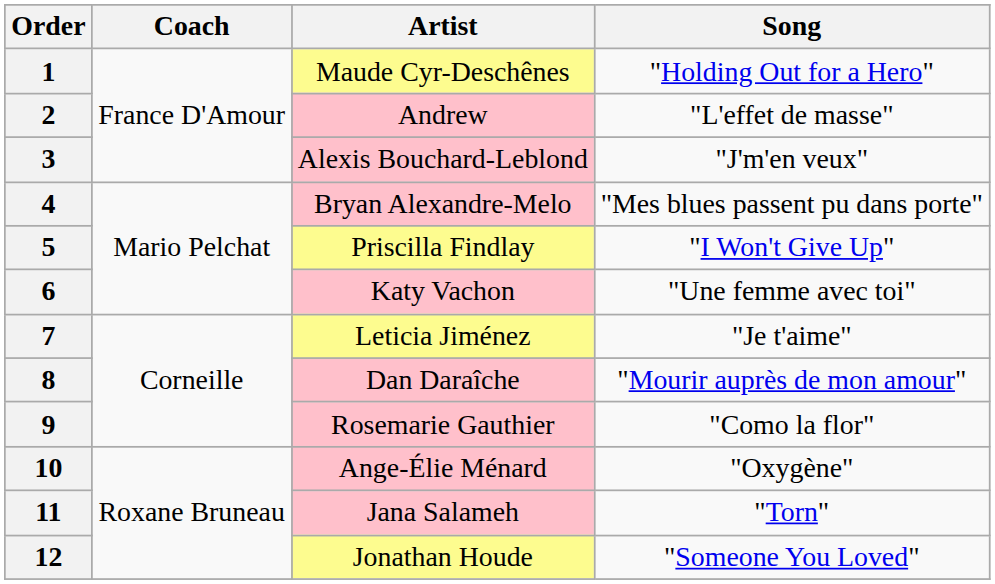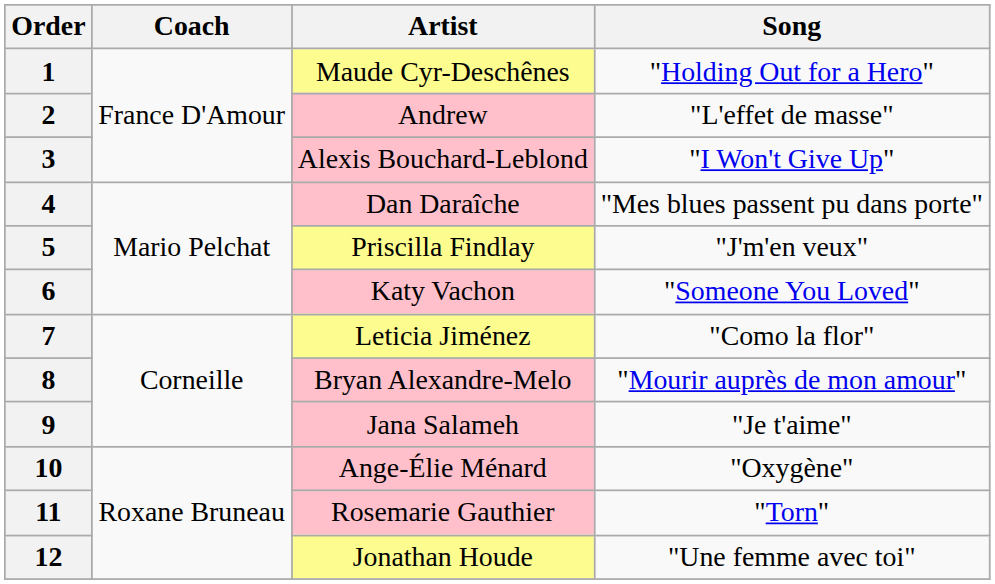(792, 159) "J'm'en veux" -> (792, 159) "I Won't Give Up"
(443, 203) Bryan Alexandre-Melo -> (443, 203) Dan Daraîche
(792, 247) "I Won't Give Up" -> (792, 247) "J'm'en veux"
(792, 291) "Une femme avec toi" -> (792, 291) "Someone You Loved"
(792, 335) "Je t'aime" -> (792, 335) "Como la flor"
(443, 379) Dan Daraîche -> (443, 379) Bryan Alexandre-Melo
(443, 423) Rosemarie Gauthier -> (443, 423) Jana Salameh
(792, 423) "Como la flor" -> (792, 423) "Je t'aime"
(443, 512) Jana Salameh -> (443, 512) Rosemarie Gauthier
(792, 556) "Someone You Loved" -> (792, 556) "Une femme avec toi"
